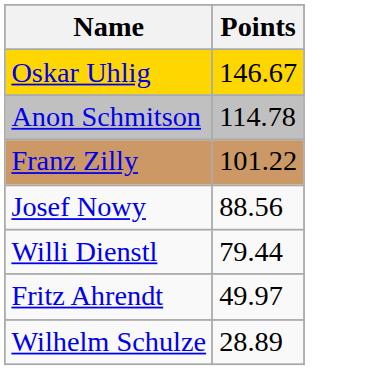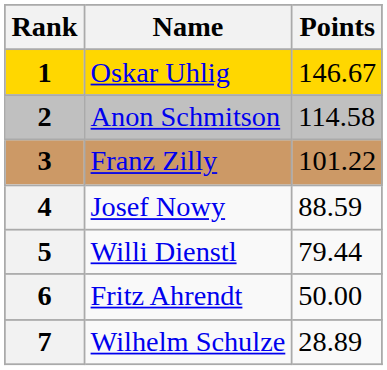+ column: (44, 26)
(258, 116) 114.78 -> (337, 116) 114.58
(251, 206) 88.56 -> (330, 206) 88.59
(251, 296) 49.97 -> (330, 296) 50.00
